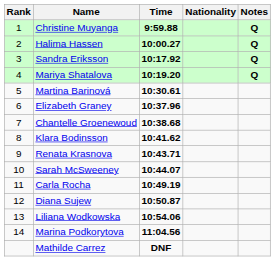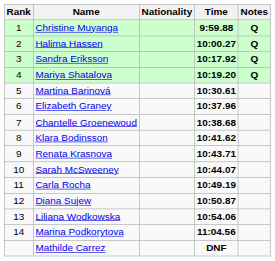columns swapped: (211, 12) <-> (161, 12)
